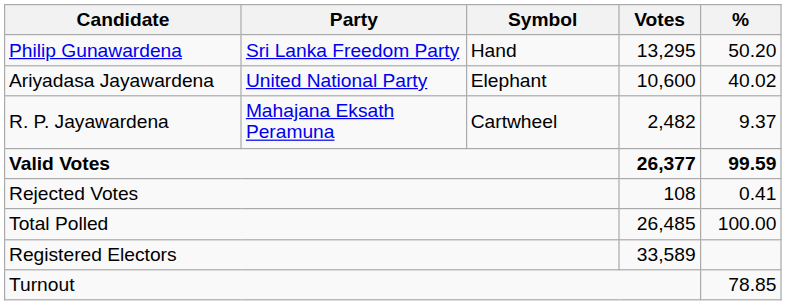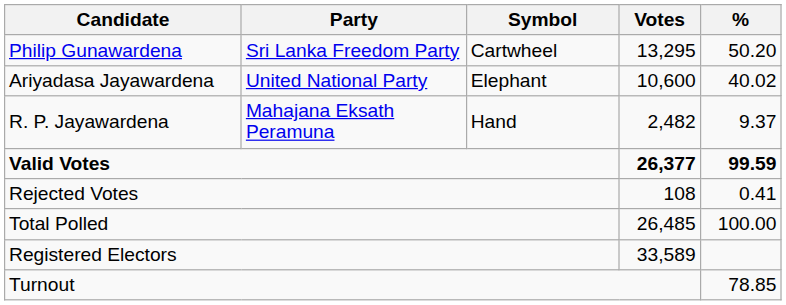(494, 50) Hand -> (514, 50) Cartwheel
(514, 121) Cartwheel -> (494, 121) Hand
